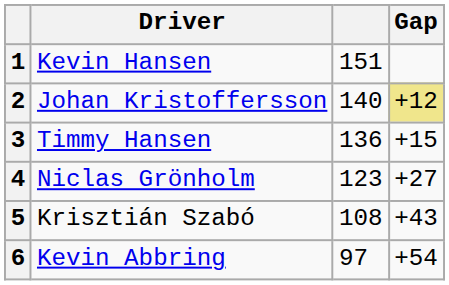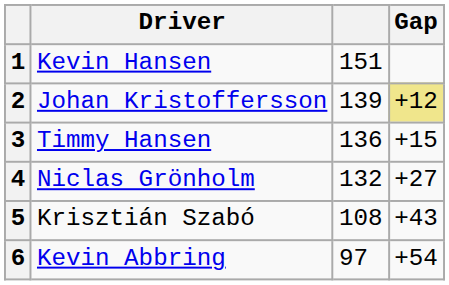(361, 103) 140 -> (361, 103) 139
(361, 181) 123 -> (361, 181) 132
